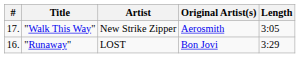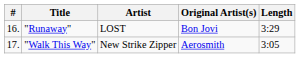rows swapped: (48, 45) <-> (60, 28)
